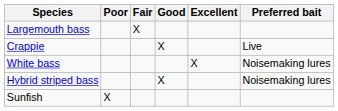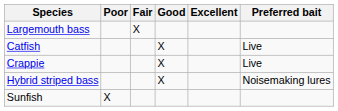+ row: (23, 47)
- row: (33, 64)
